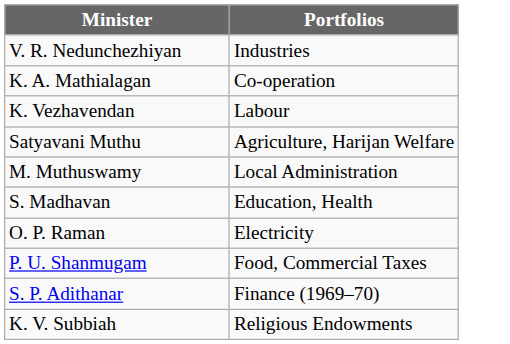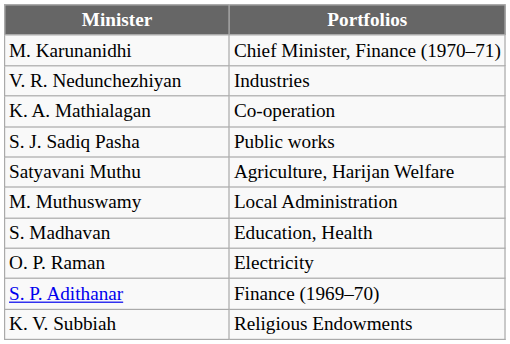+ row: (70, 50)
- row: (72, 111)
+ row: (74, 141)
- row: (78, 263)
